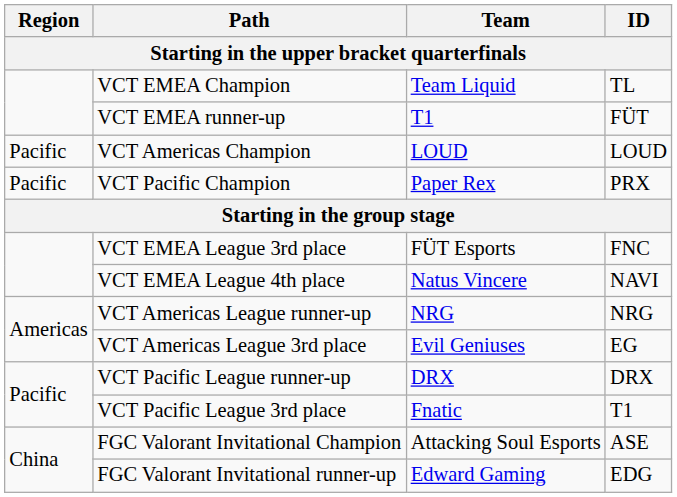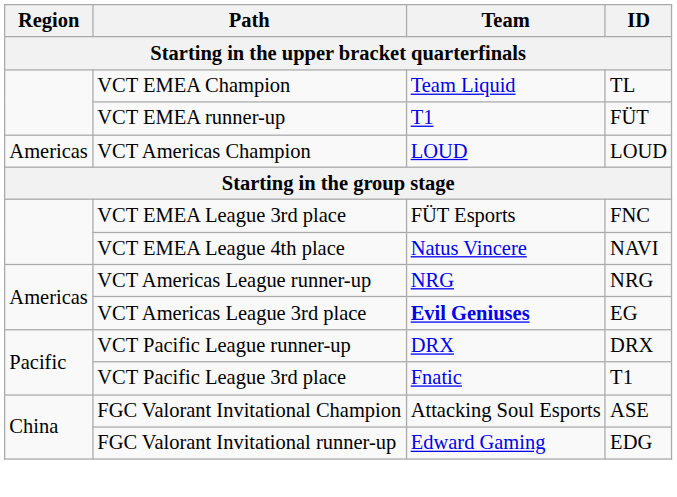(38, 150) Pacific -> (49, 150) Americas
- row: (194, 183)
(468, 345) normal -> (470, 313) bold
